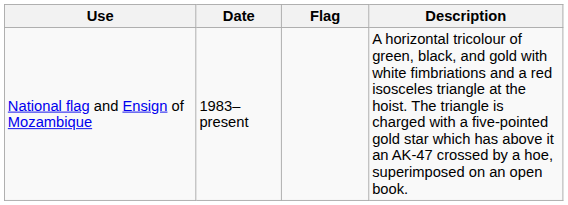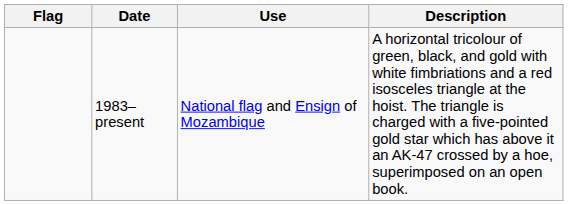columns swapped: (325, 16) <-> (100, 16)
